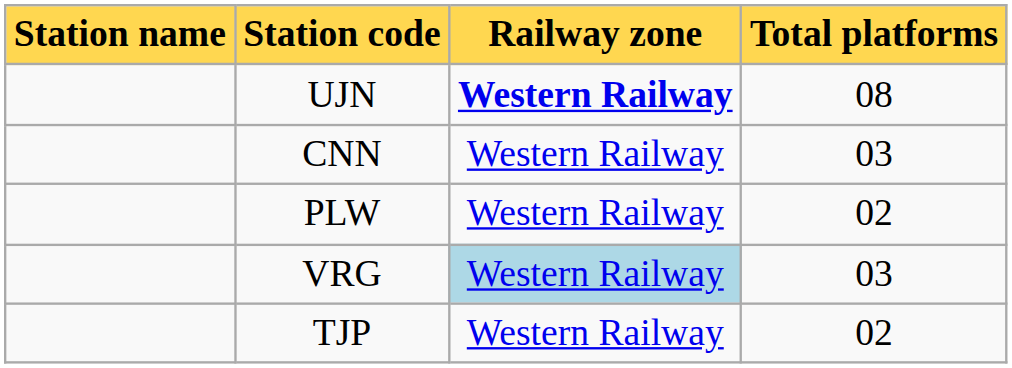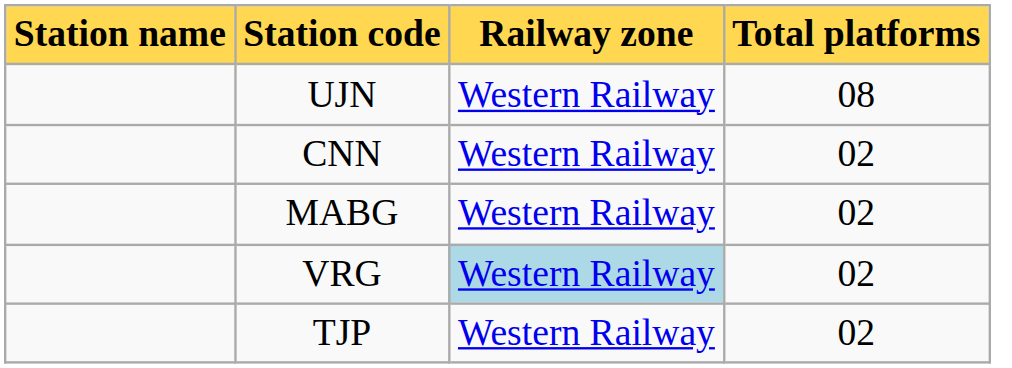(595, 93) bold -> (586, 93) normal
(874, 153) 03 -> (856, 153) 02
+ row: (342, 213)
- row: (342, 213)
(874, 272) 03 -> (856, 272) 02
